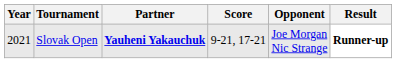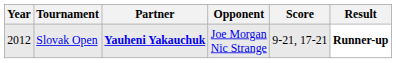columns swapped: (299, 14) <-> (238, 14)
(19, 41) 2021 -> (19, 41) 2012
